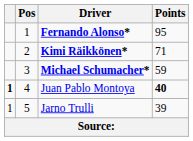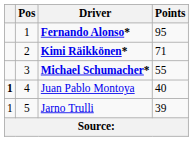(161, 70) 59 -> (161, 70) 55
(161, 88) bold -> (161, 88) normal
